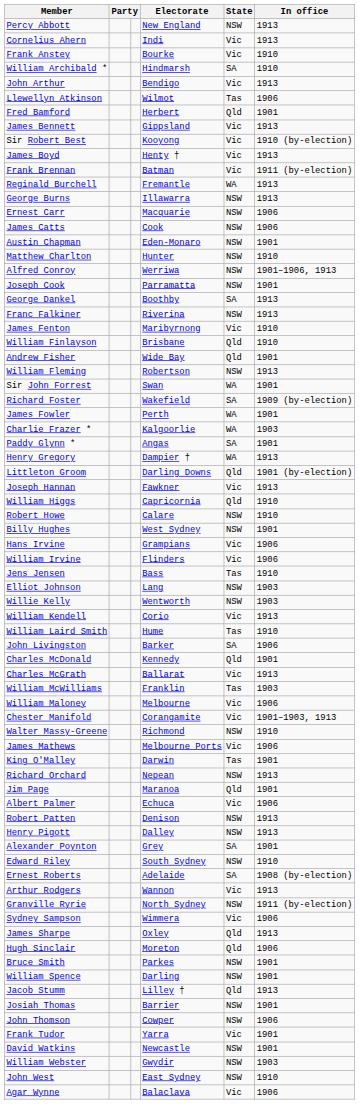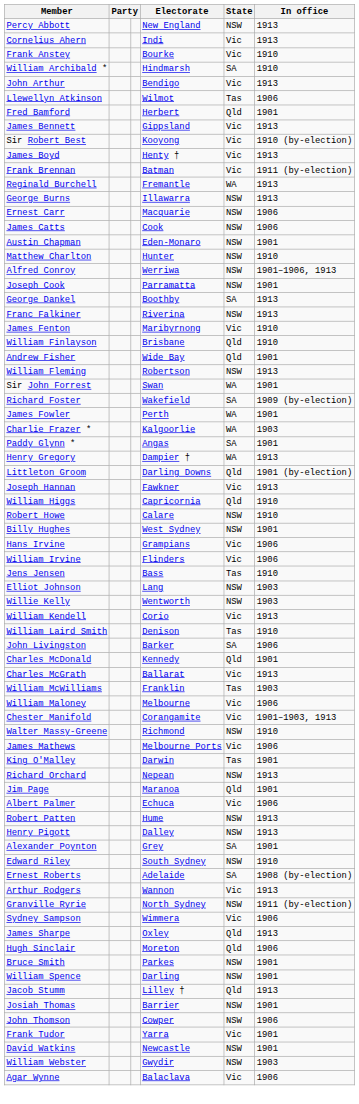(153, 631) Hume -> (161, 631) Denison
(161, 818) Denison -> (153, 818) Hume
- row: (30, 1078)
